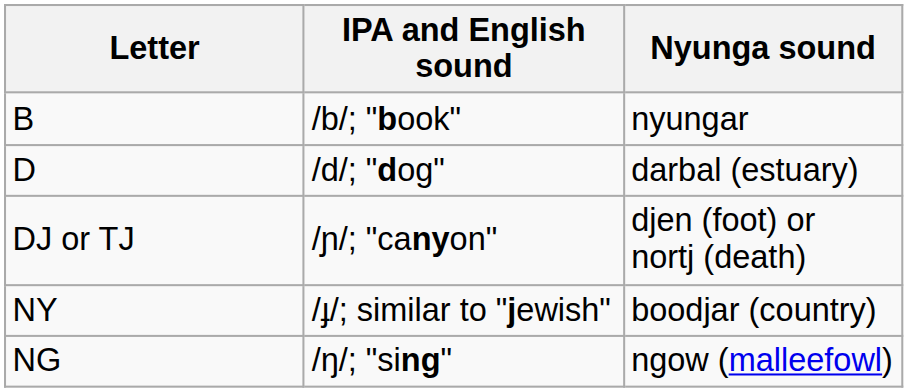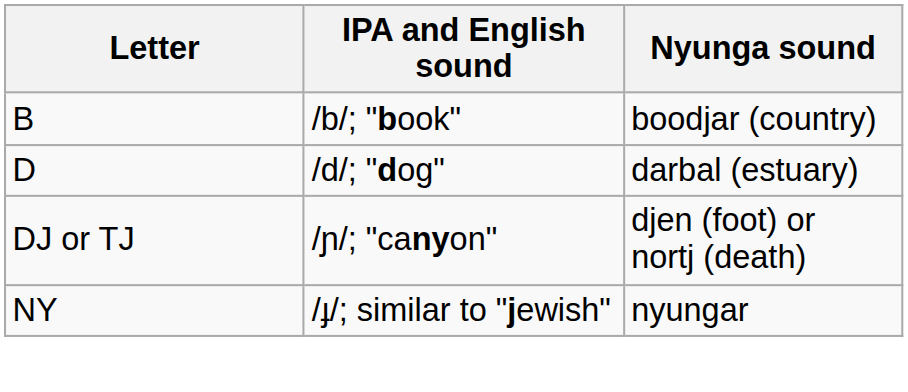(690, 118) nyungar -> (754, 118) boodjar (country)
(754, 309) boodjar (country) -> (690, 309) nyungar
- row: (37, 360)
